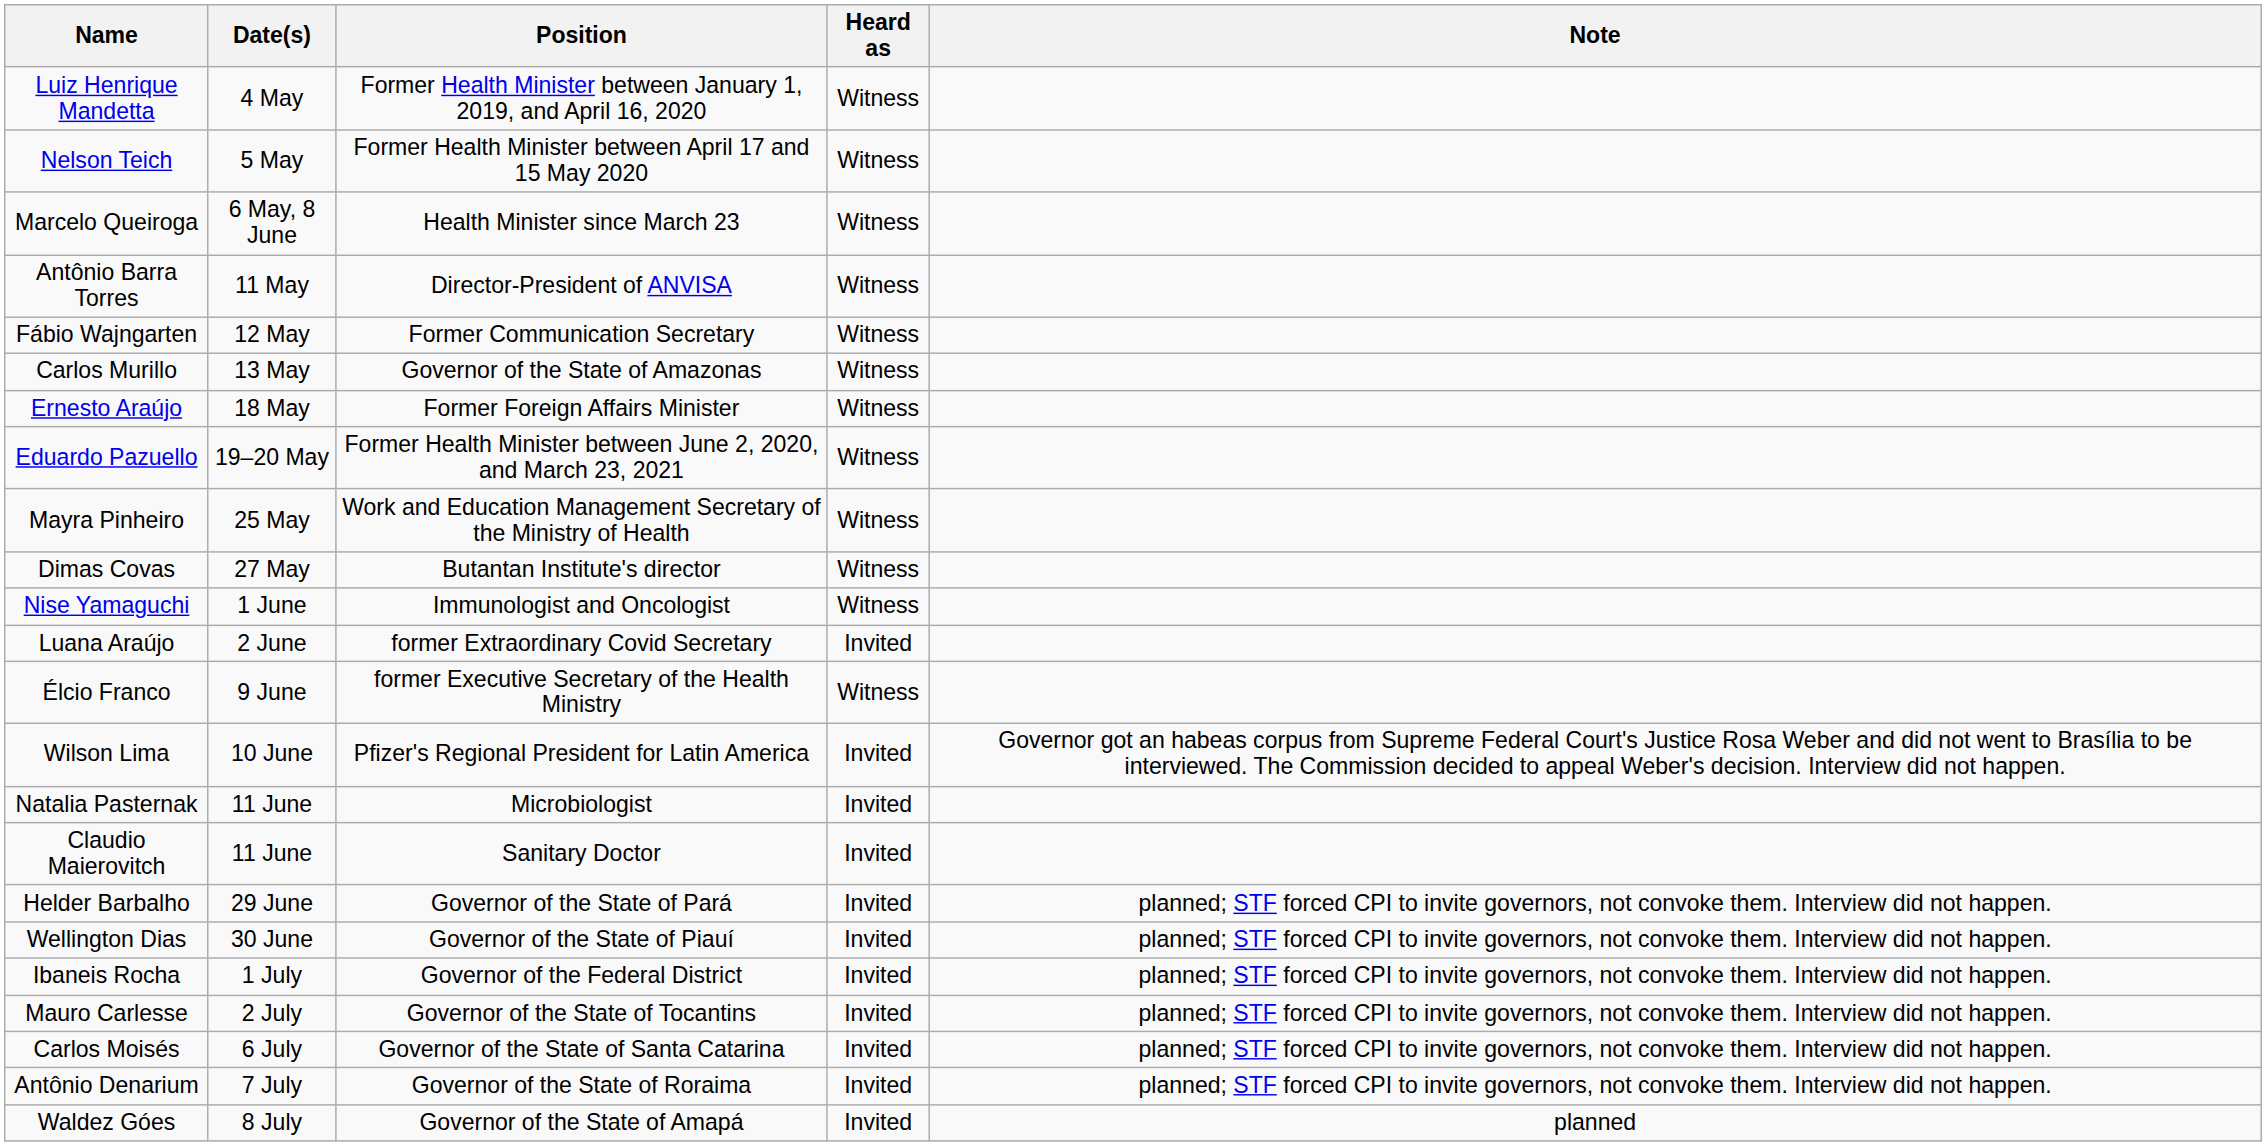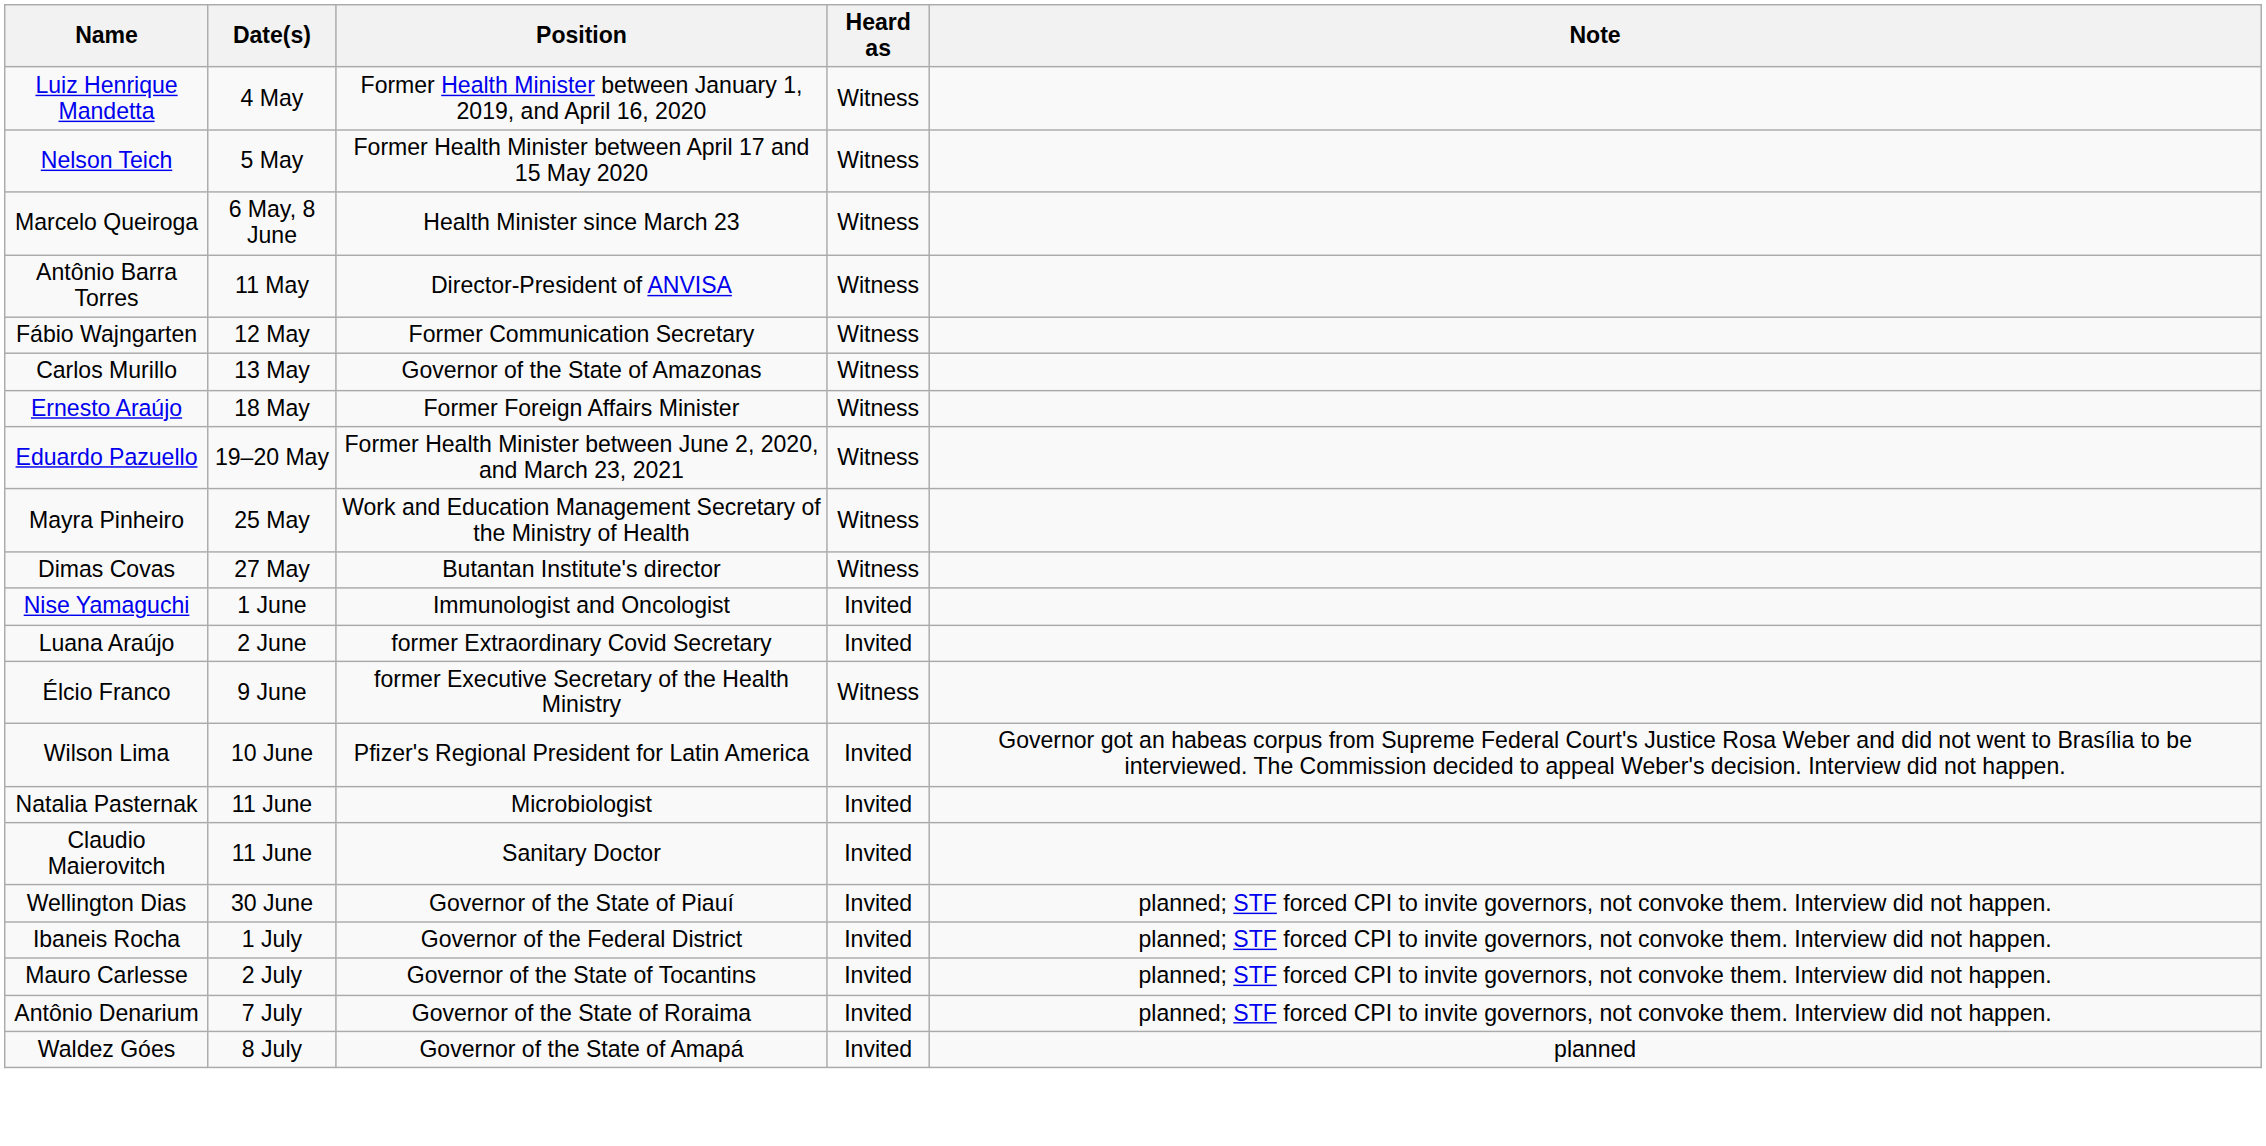(878, 606) Witness -> (878, 606) Invited
- row: (107, 903)
- row: (107, 1049)
